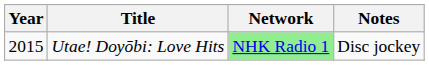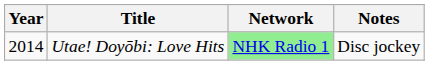(26, 45) 2015 -> (26, 45) 2014
